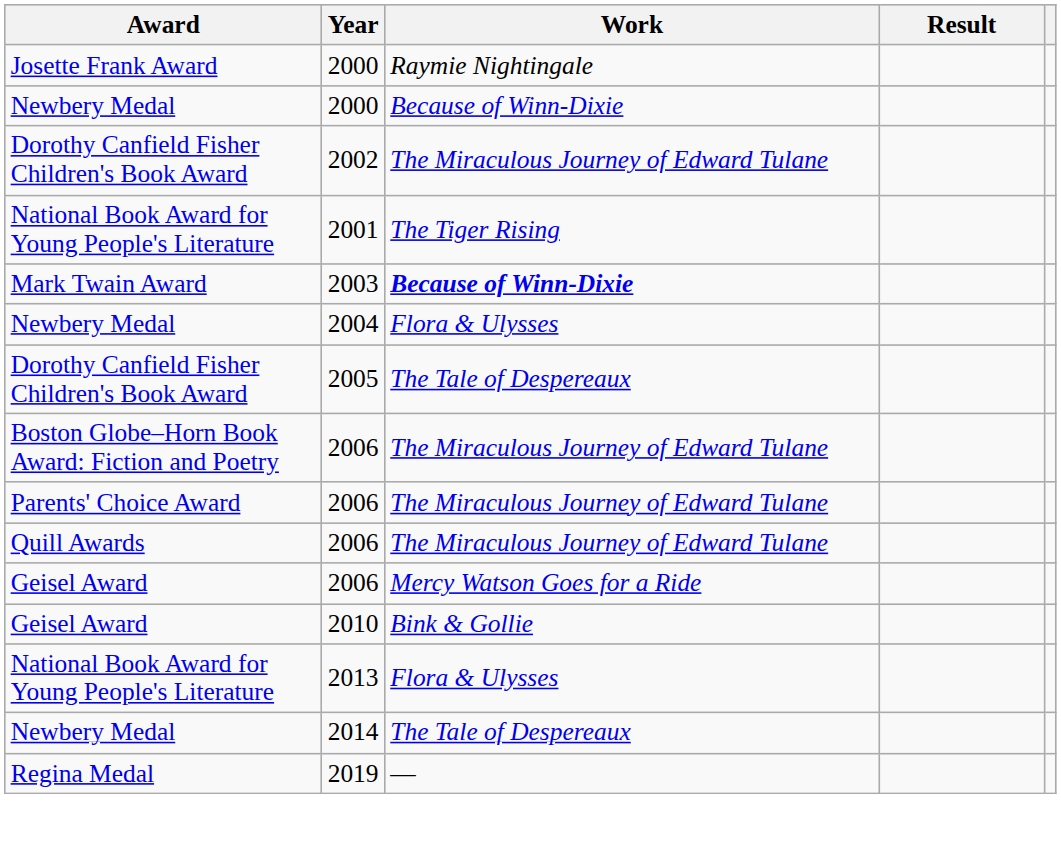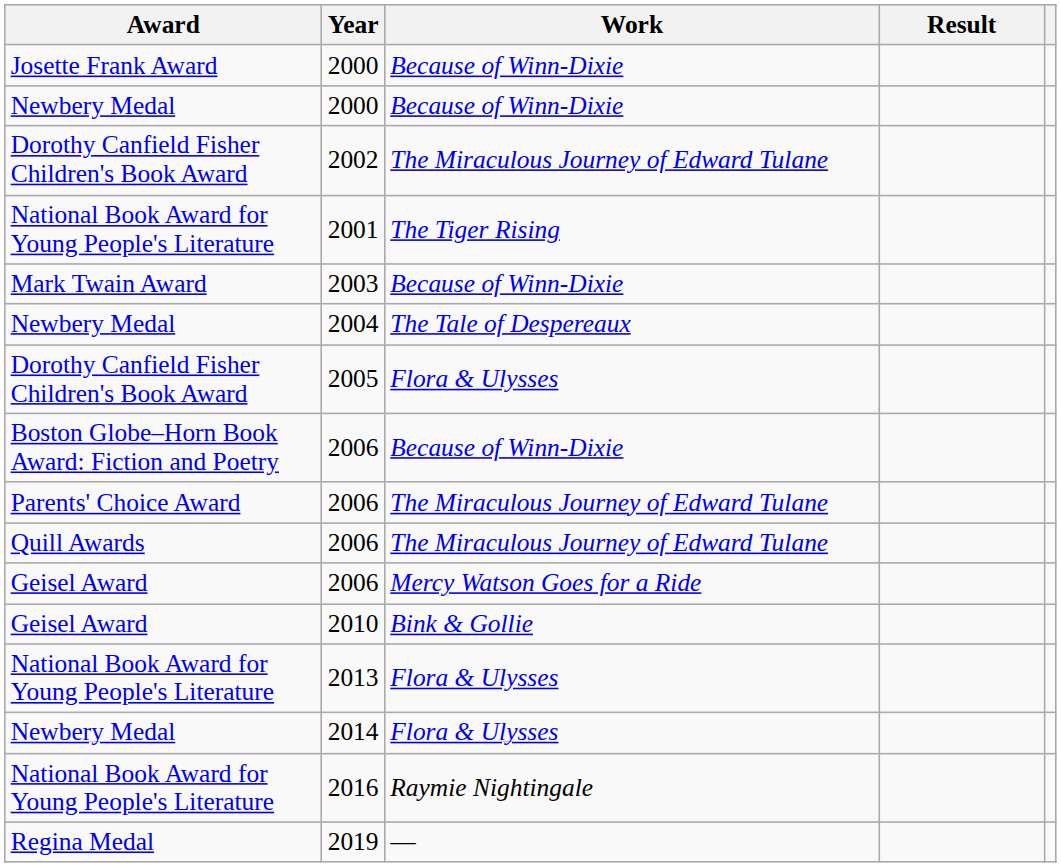(492, 65) Raymie Nightingale -> (507, 65) Because of Winn-Dixie
(512, 283) bold -> (507, 283) normal
(474, 323) Flora & Ulysses -> (511, 323) The Tale of Despereaux
(511, 378) The Tale of Despereaux -> (474, 378) Flora & Ulysses
(609, 447) The Miraculous Journey of Edward Tulane -> (507, 447) Because of Winn-Dixie
(511, 732) The Tale of Despereaux -> (474, 732) Flora & Ulysses
+ row: (142, 787)
